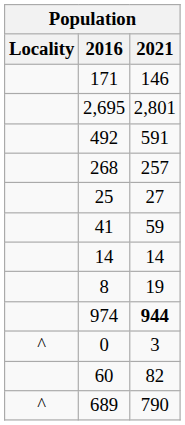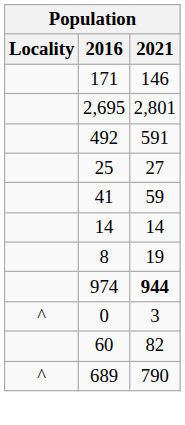- row: (104, 167)
